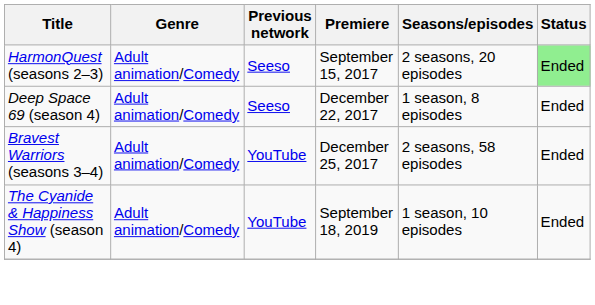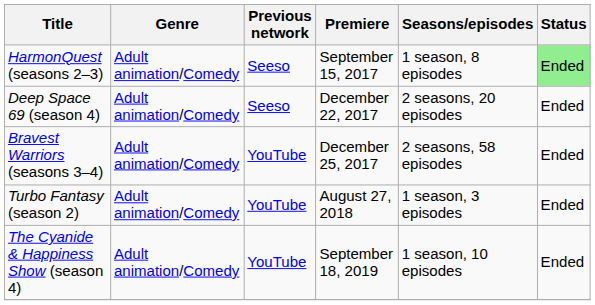(449, 65) 2 seasons, 20 episodes -> (441, 65) 1 season, 8 episodes
(441, 106) 1 season, 8 episodes -> (449, 106) 2 seasons, 20 episodes
+ row: (56, 204)
